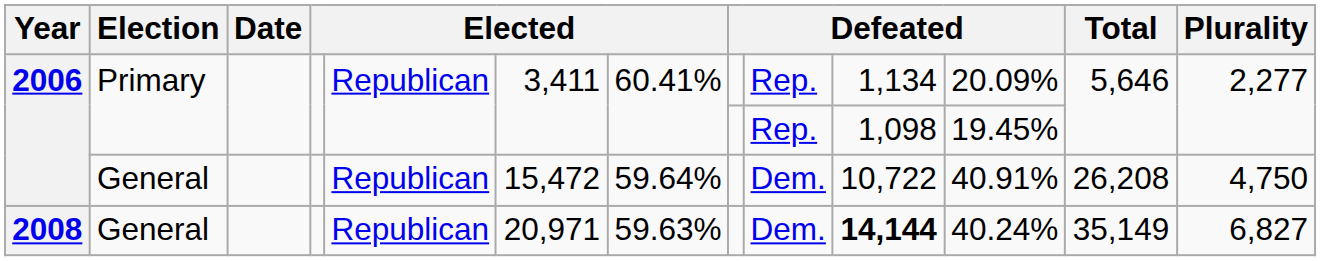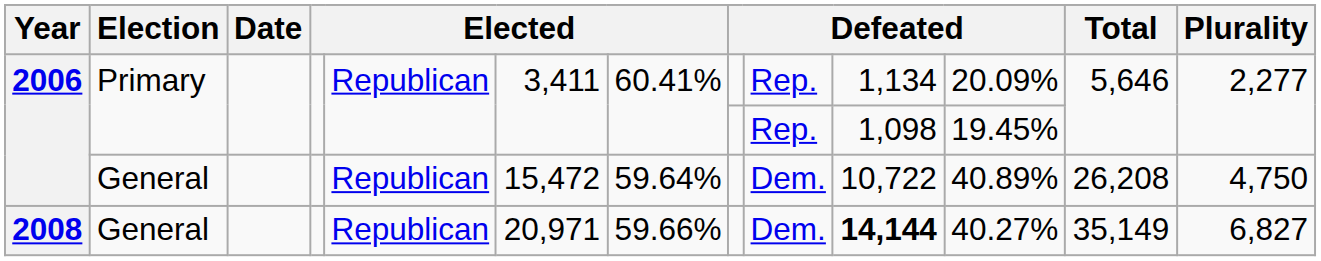(1005, 179) 40.91% -> (1005, 179) 40.89%
(668, 229) 59.63% -> (668, 229) 59.66%
(1005, 229) 40.24% -> (1005, 229) 40.27%
